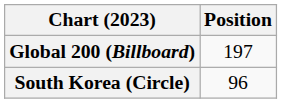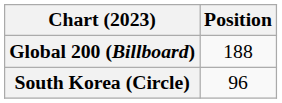(238, 51) 197 -> (238, 51) 188
